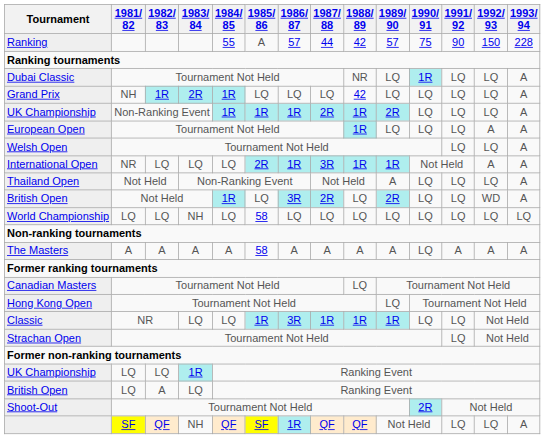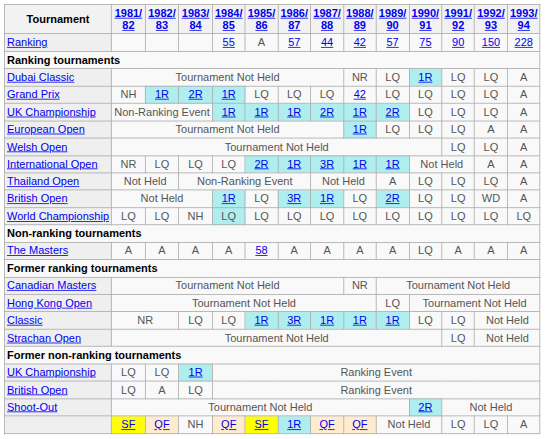(327, 198) 2R -> (327, 198) 1R
(229, 216) no background -> (229, 216) paleturquoise background
(262, 216) 58 -> (261, 216) LQ
(360, 285) LQ -> (360, 285) NR
